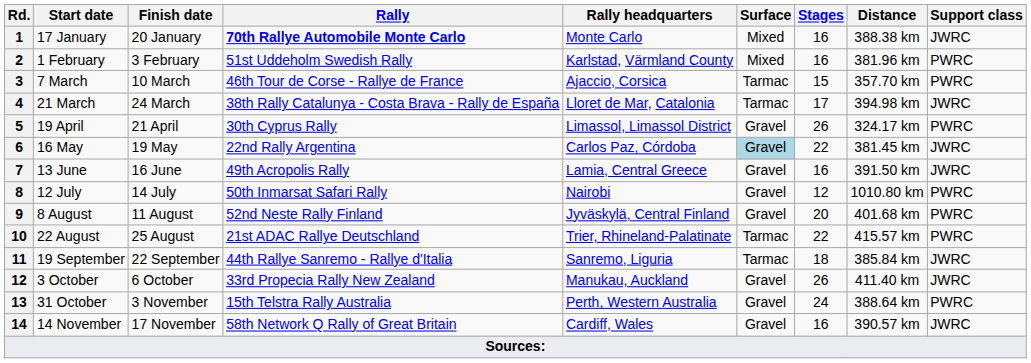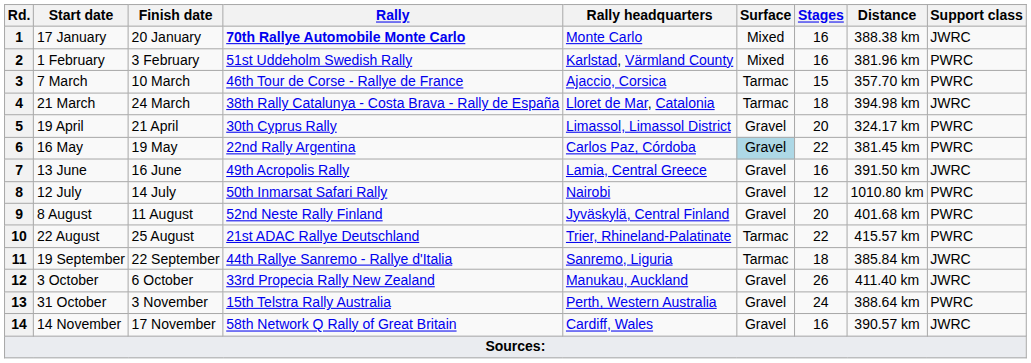(821, 103) 17 -> (821, 103) 18
(821, 126) 26 -> (821, 126) 20
(950, 148) JWRC -> (952, 148) PWRC
